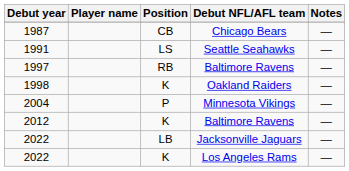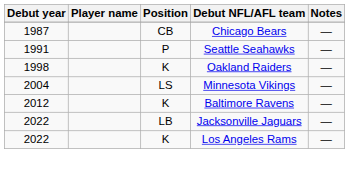(166, 49) LS -> (166, 49) P
- row: (36, 67)
(166, 103) P -> (166, 85) LS
